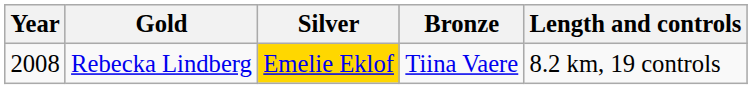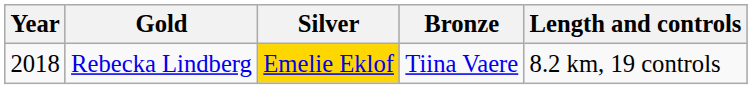(35, 63) 2008 -> (35, 63) 2018
